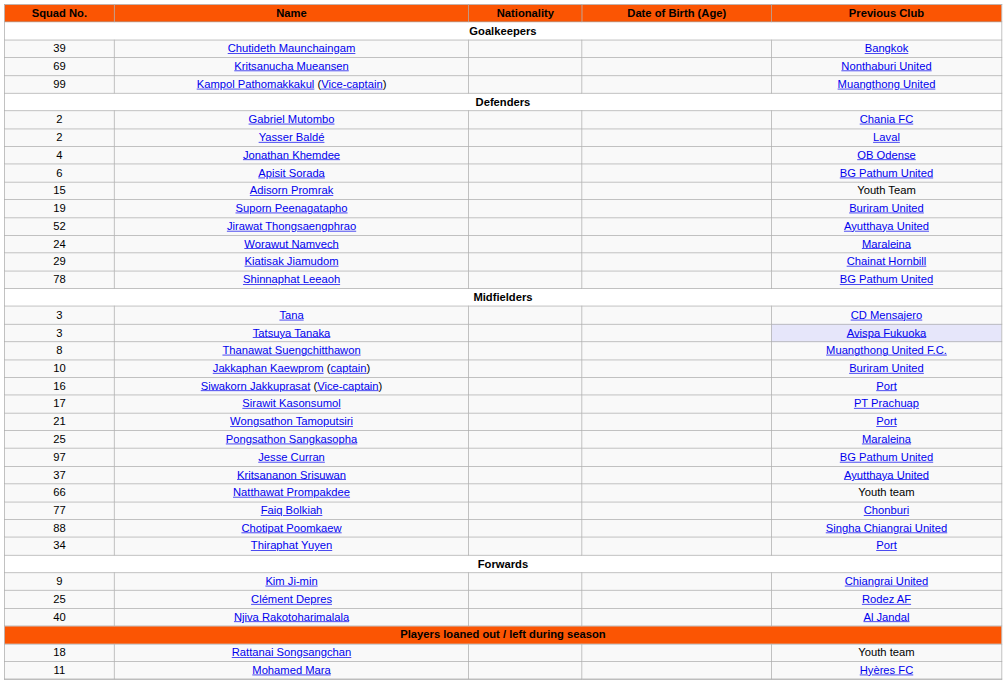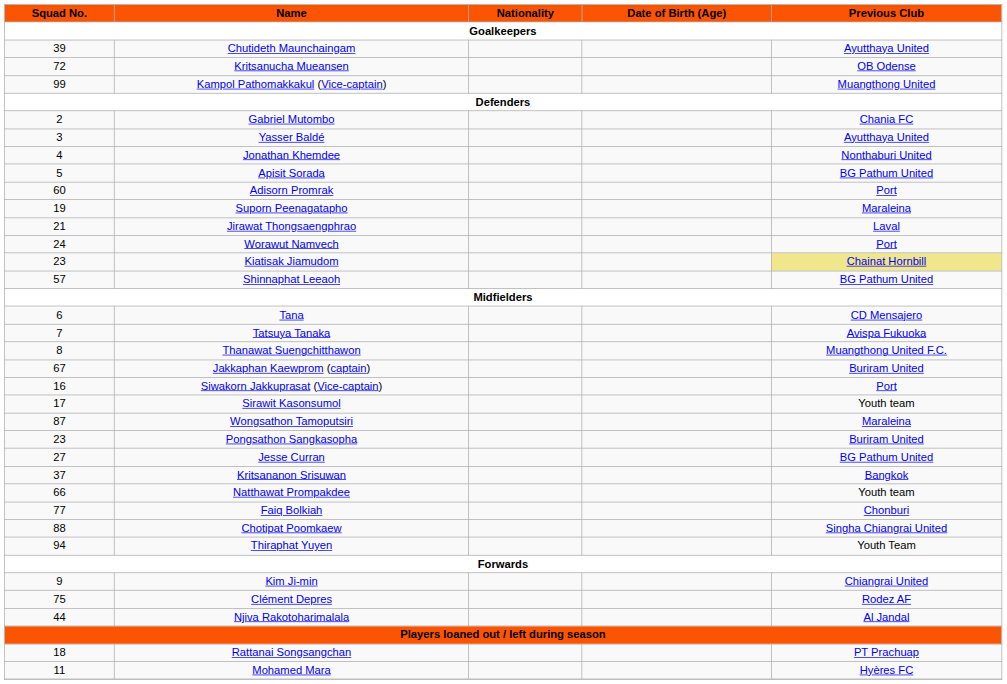(886, 48) Bangkok -> (886, 48) Ayutthaya United
(59, 66) 69 -> (59, 66) 72
(886, 66) Nonthaburi United -> (886, 66) OB Odense
(59, 137) 2 -> (59, 137) 3
(886, 137) Laval -> (886, 137) Ayutthaya United
(886, 155) OB Odense -> (886, 155) Nonthaburi United
(59, 173) 6 -> (59, 173) 5
(59, 191) 15 -> (59, 191) 60
(886, 191) Youth Team -> (886, 191) Port
(886, 208) Buriram United -> (886, 208) Maraleina
(59, 226) 52 -> (59, 226) 21
(886, 226) Ayutthaya United -> (886, 226) Laval
(886, 244) Maraleina -> (886, 244) Port
(59, 262) 29 -> (59, 262) 23
(886, 262) no background -> (886, 262) khaki background
(59, 279) 78 -> (59, 279) 57
(59, 315) 3 -> (59, 315) 6
(59, 333) 3 -> (59, 333) 7
(886, 333) lavender background -> (886, 333) no background
(59, 368) 10 -> (59, 368) 67
(886, 404) PT Prachuap -> (886, 404) Youth team
(59, 421) 21 -> (59, 421) 87
(886, 421) Port -> (886, 421) Maraleina
(59, 439) 25 -> (59, 439) 23
(886, 439) Maraleina -> (886, 439) Buriram United
(59, 457) 97 -> (59, 457) 27
(886, 475) Ayutthaya United -> (886, 475) Bangkok
(59, 546) 34 -> (59, 546) 94
(886, 546) Port -> (886, 546) Youth Team
(59, 599) 25 -> (59, 599) 75
(59, 617) 40 -> (59, 617) 44
(886, 652) Youth team -> (886, 652) PT Prachuap
